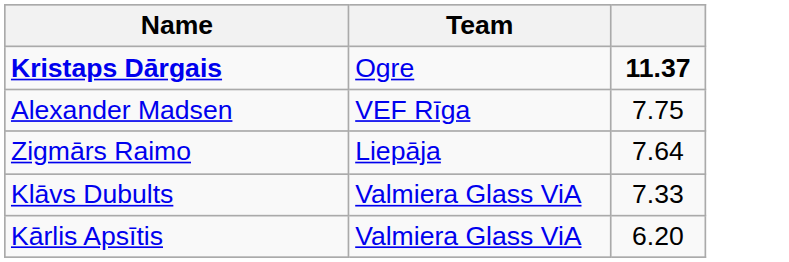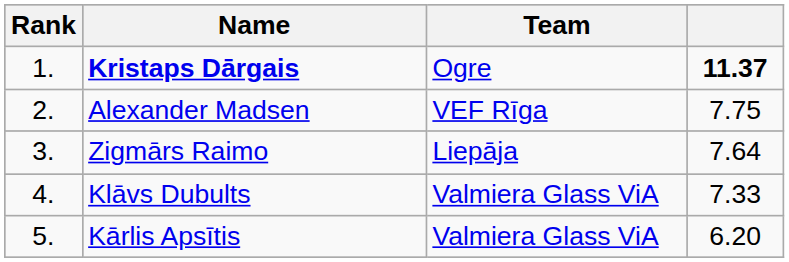+ column: (43, 25)
